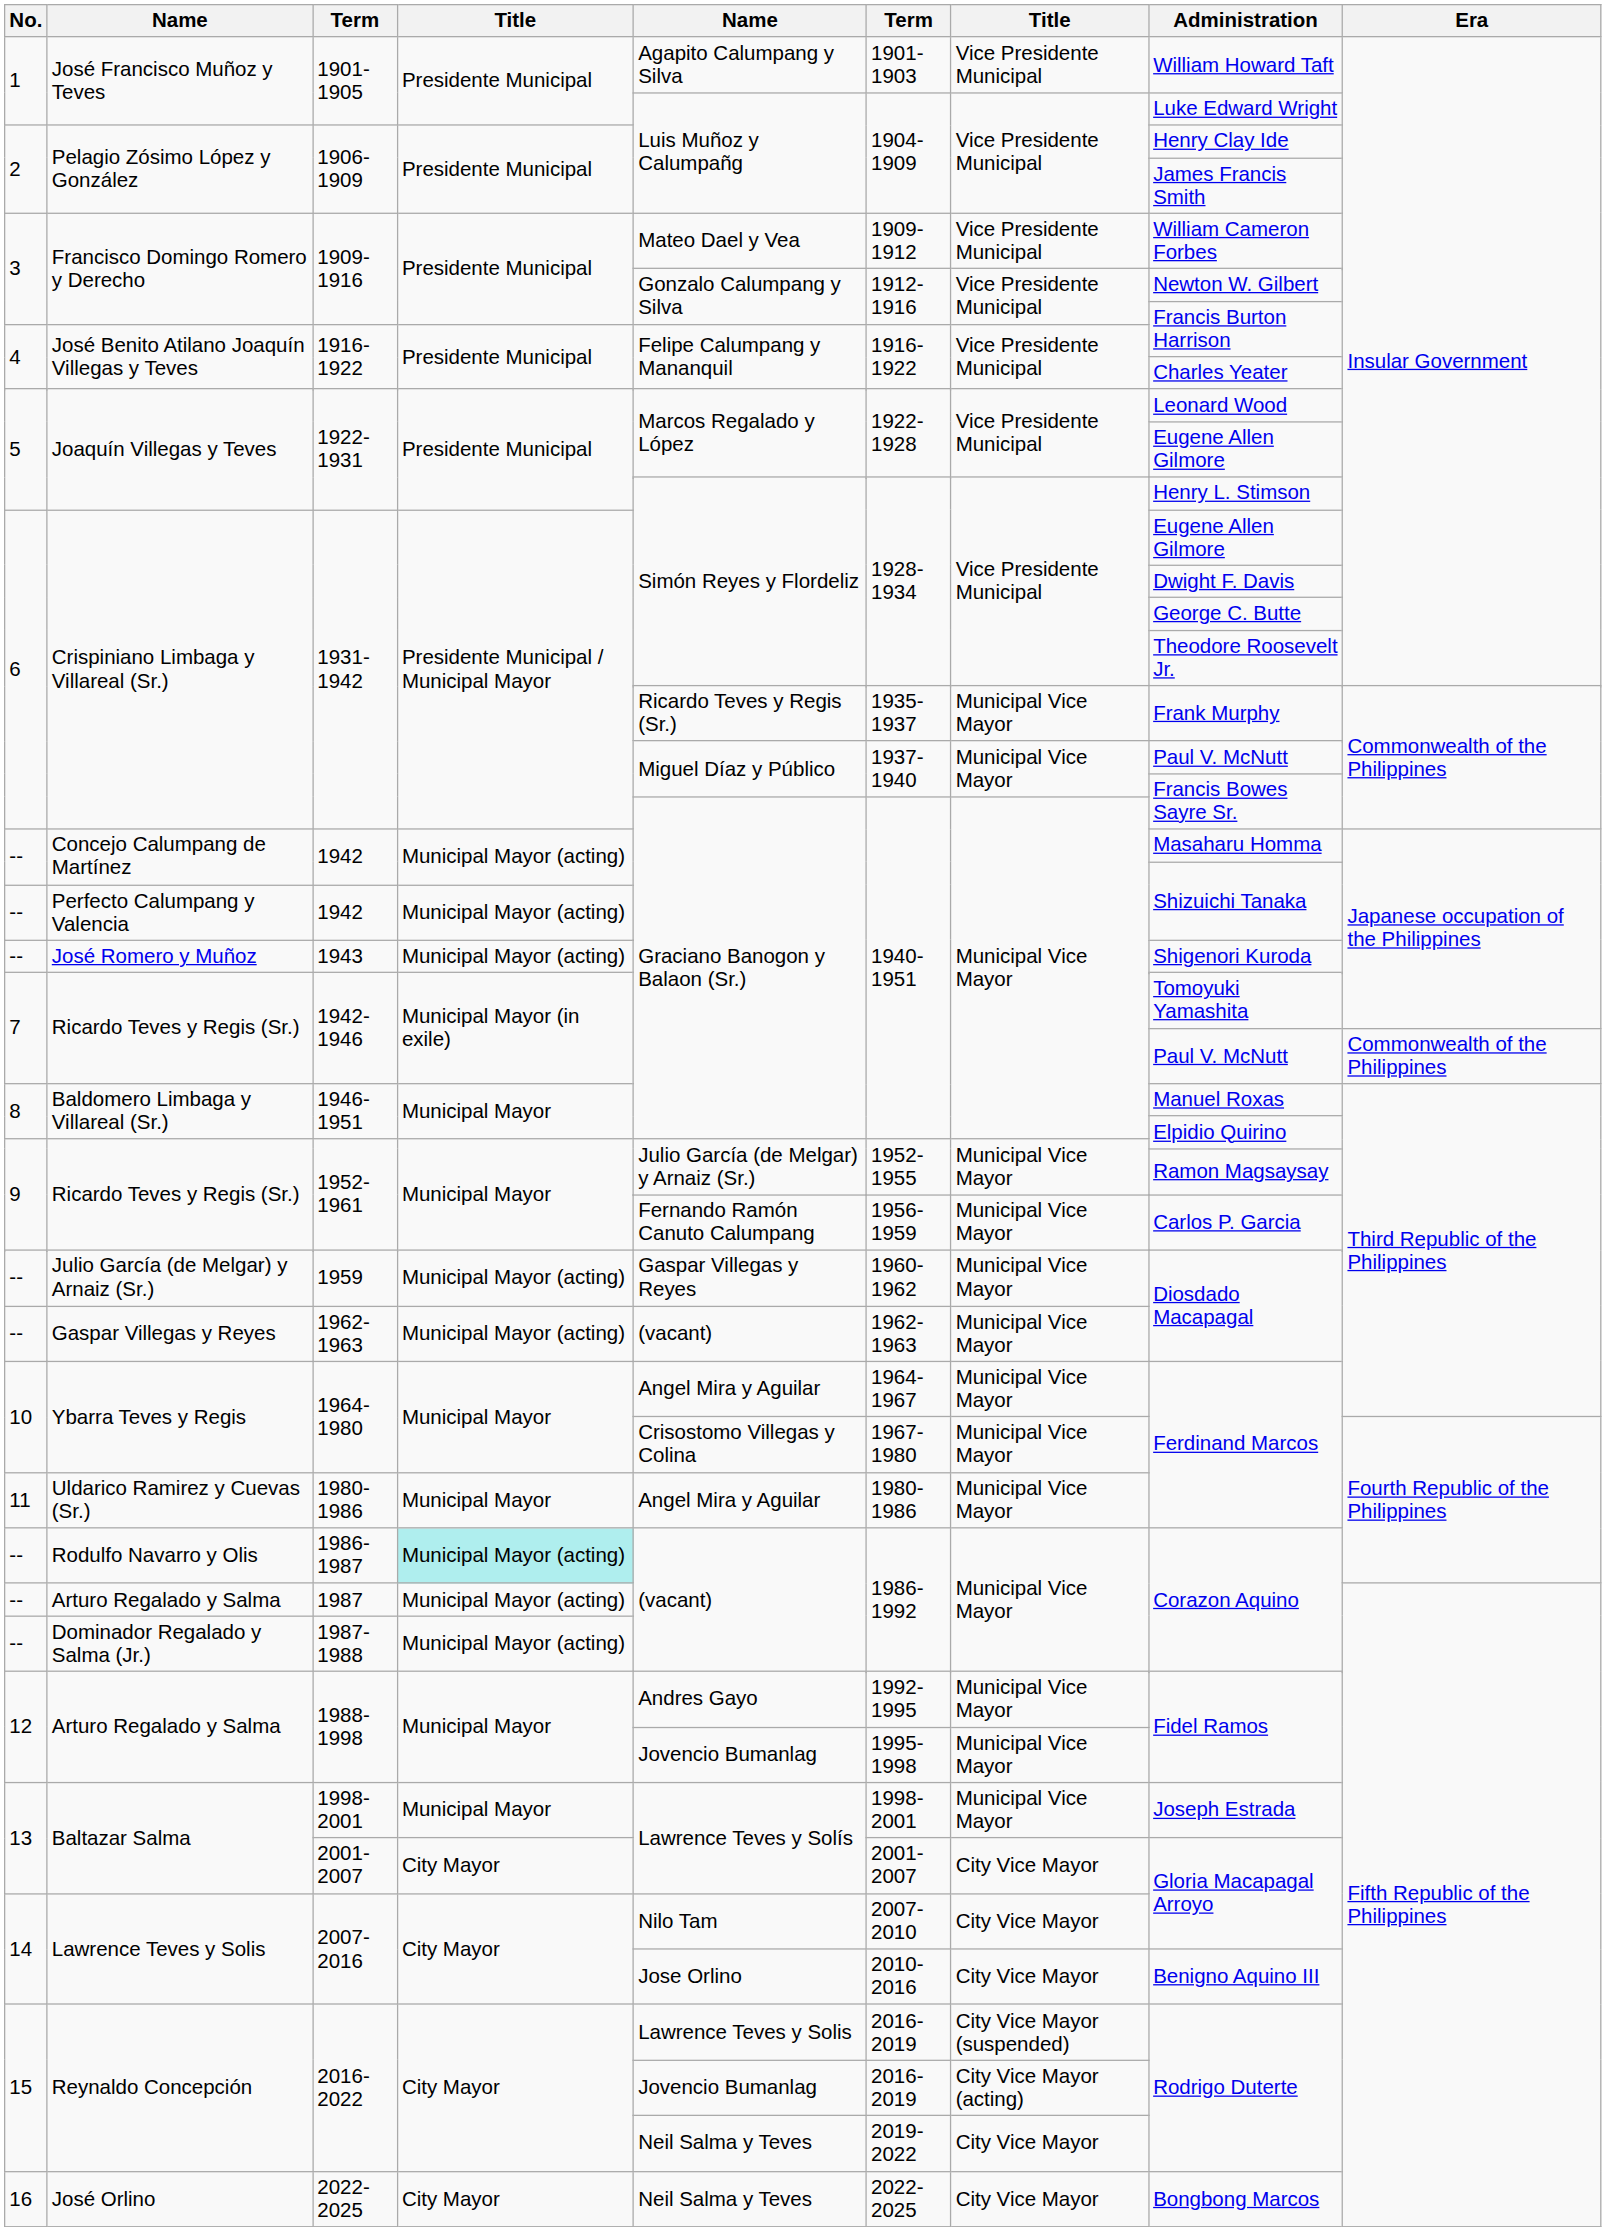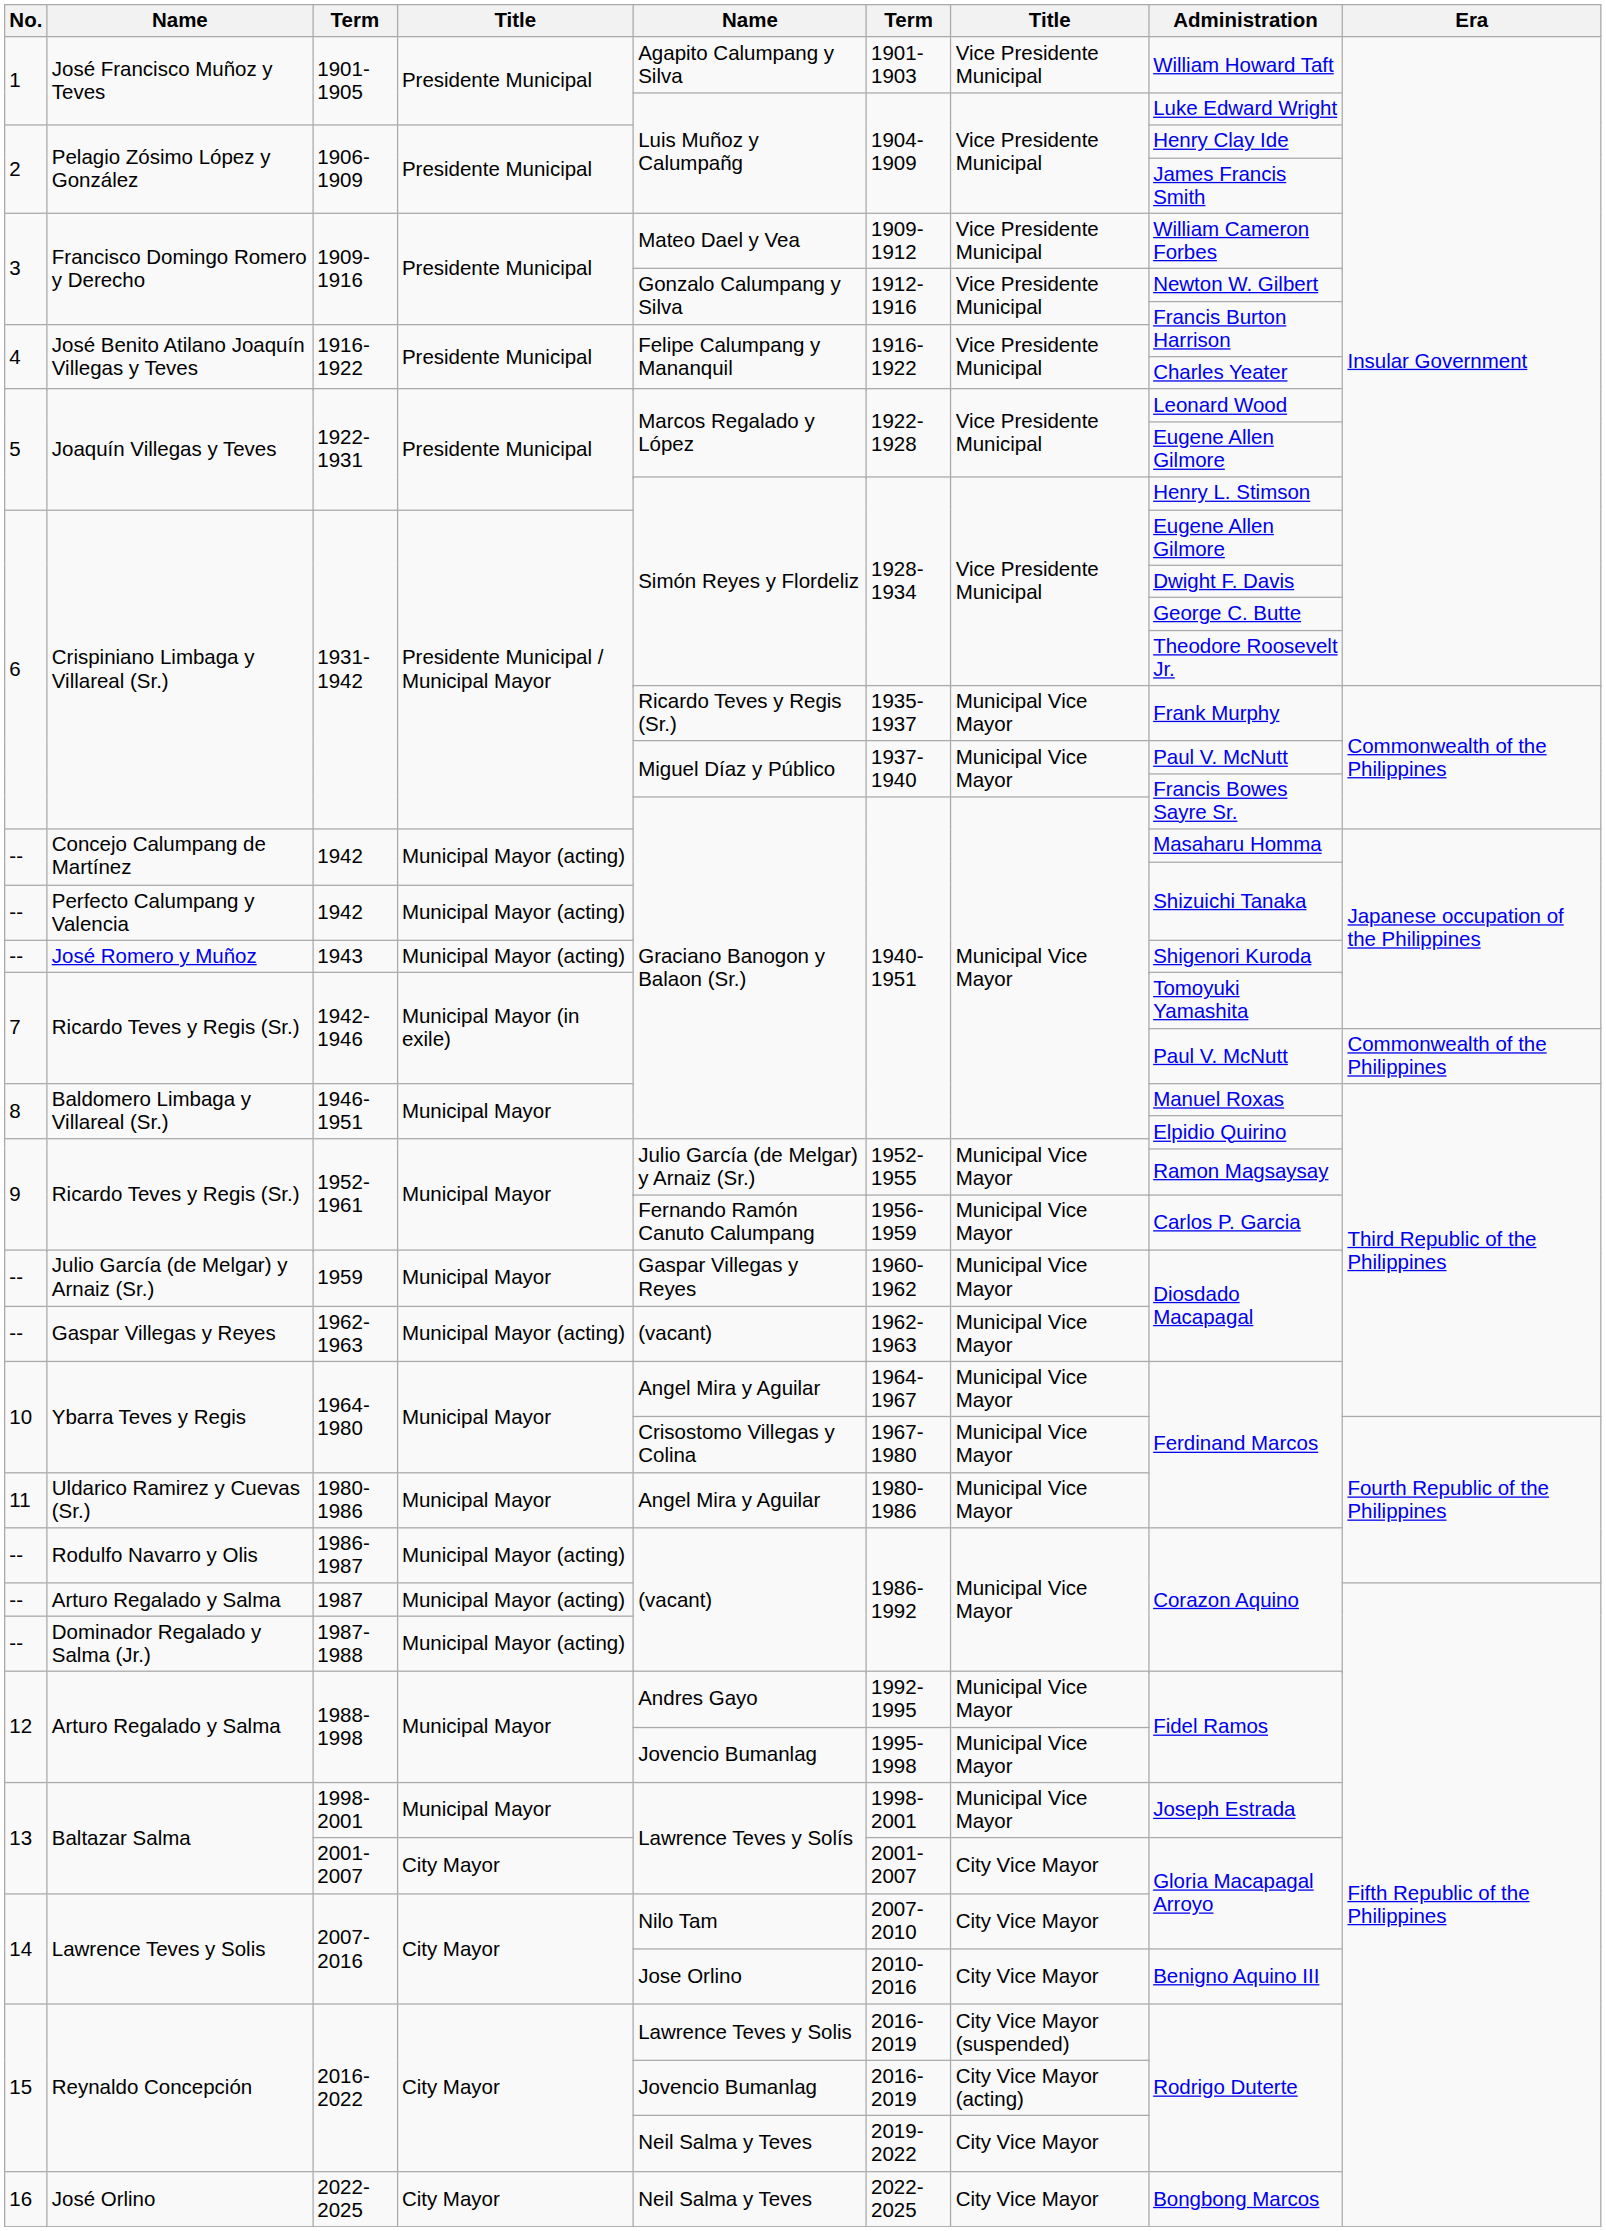(513, 1277) Municipal Mayor (acting) -> (476, 1277) Municipal Mayor
(513, 1555) paleturquoise background -> (513, 1555) no background
